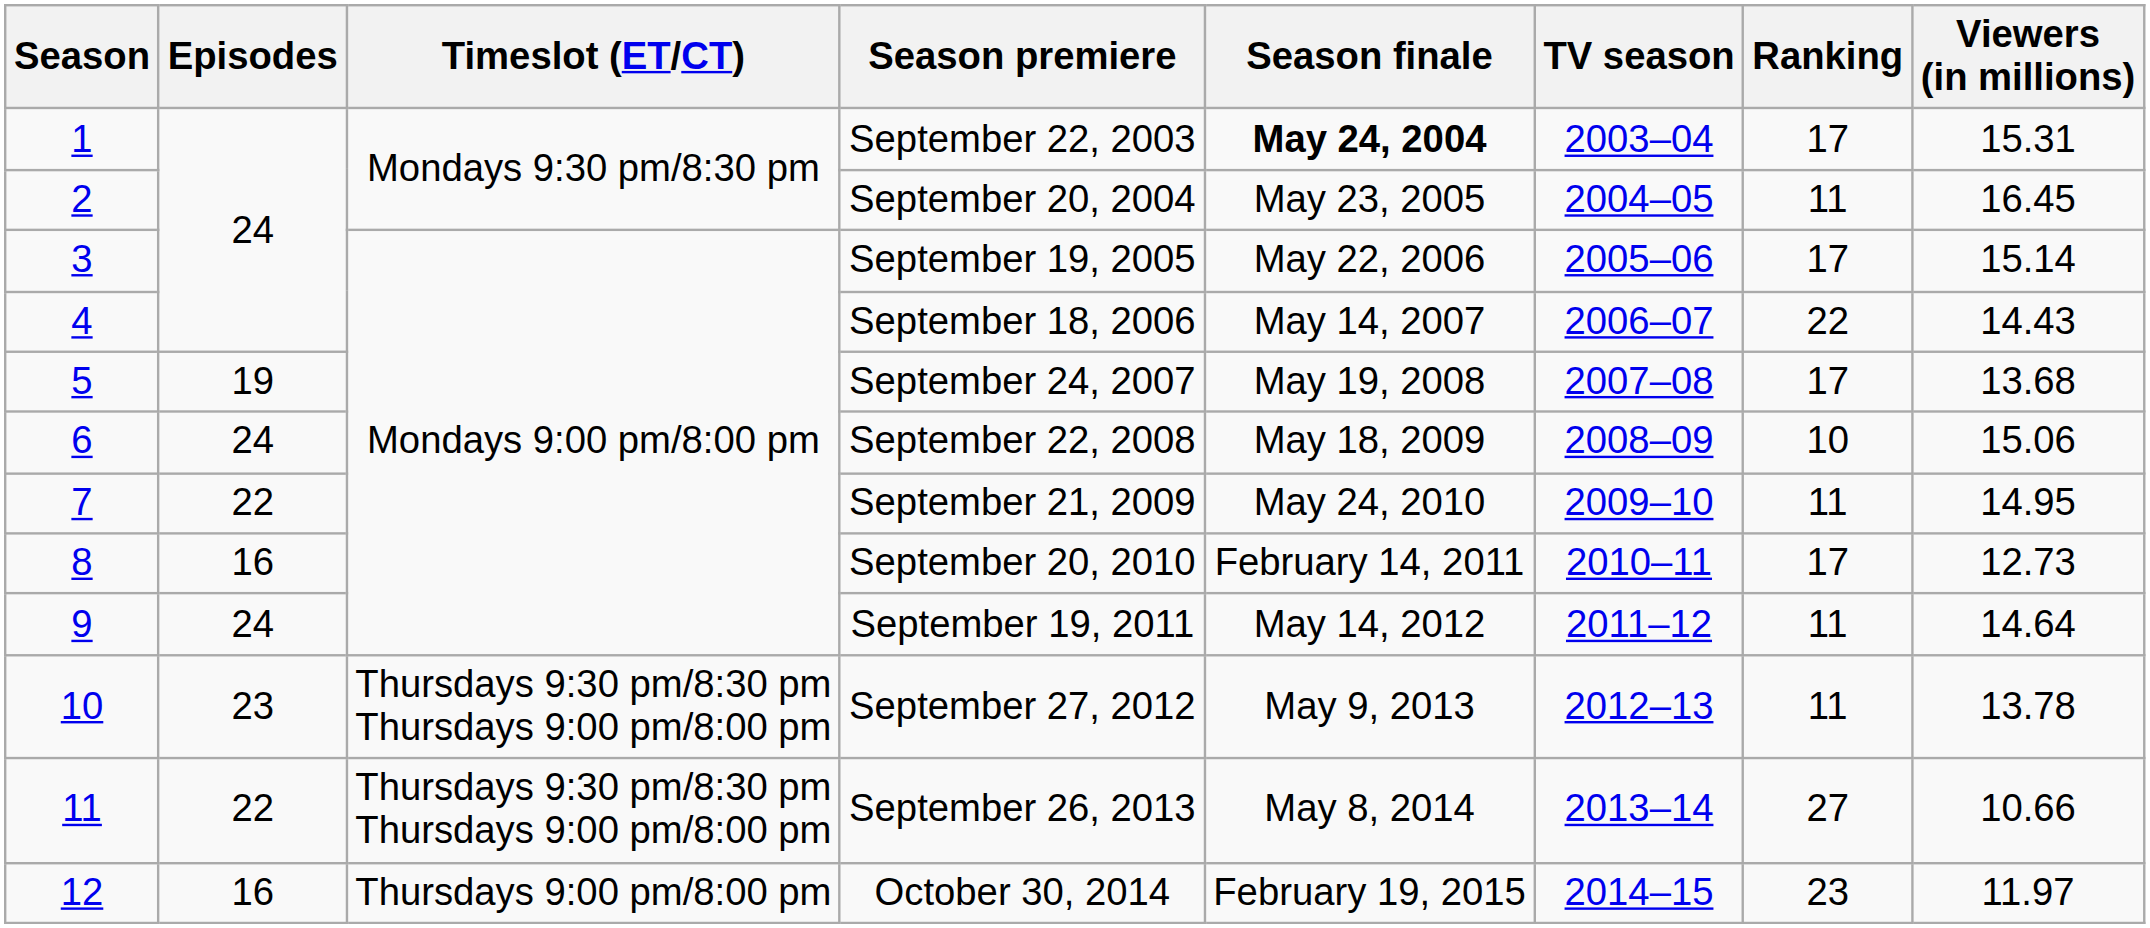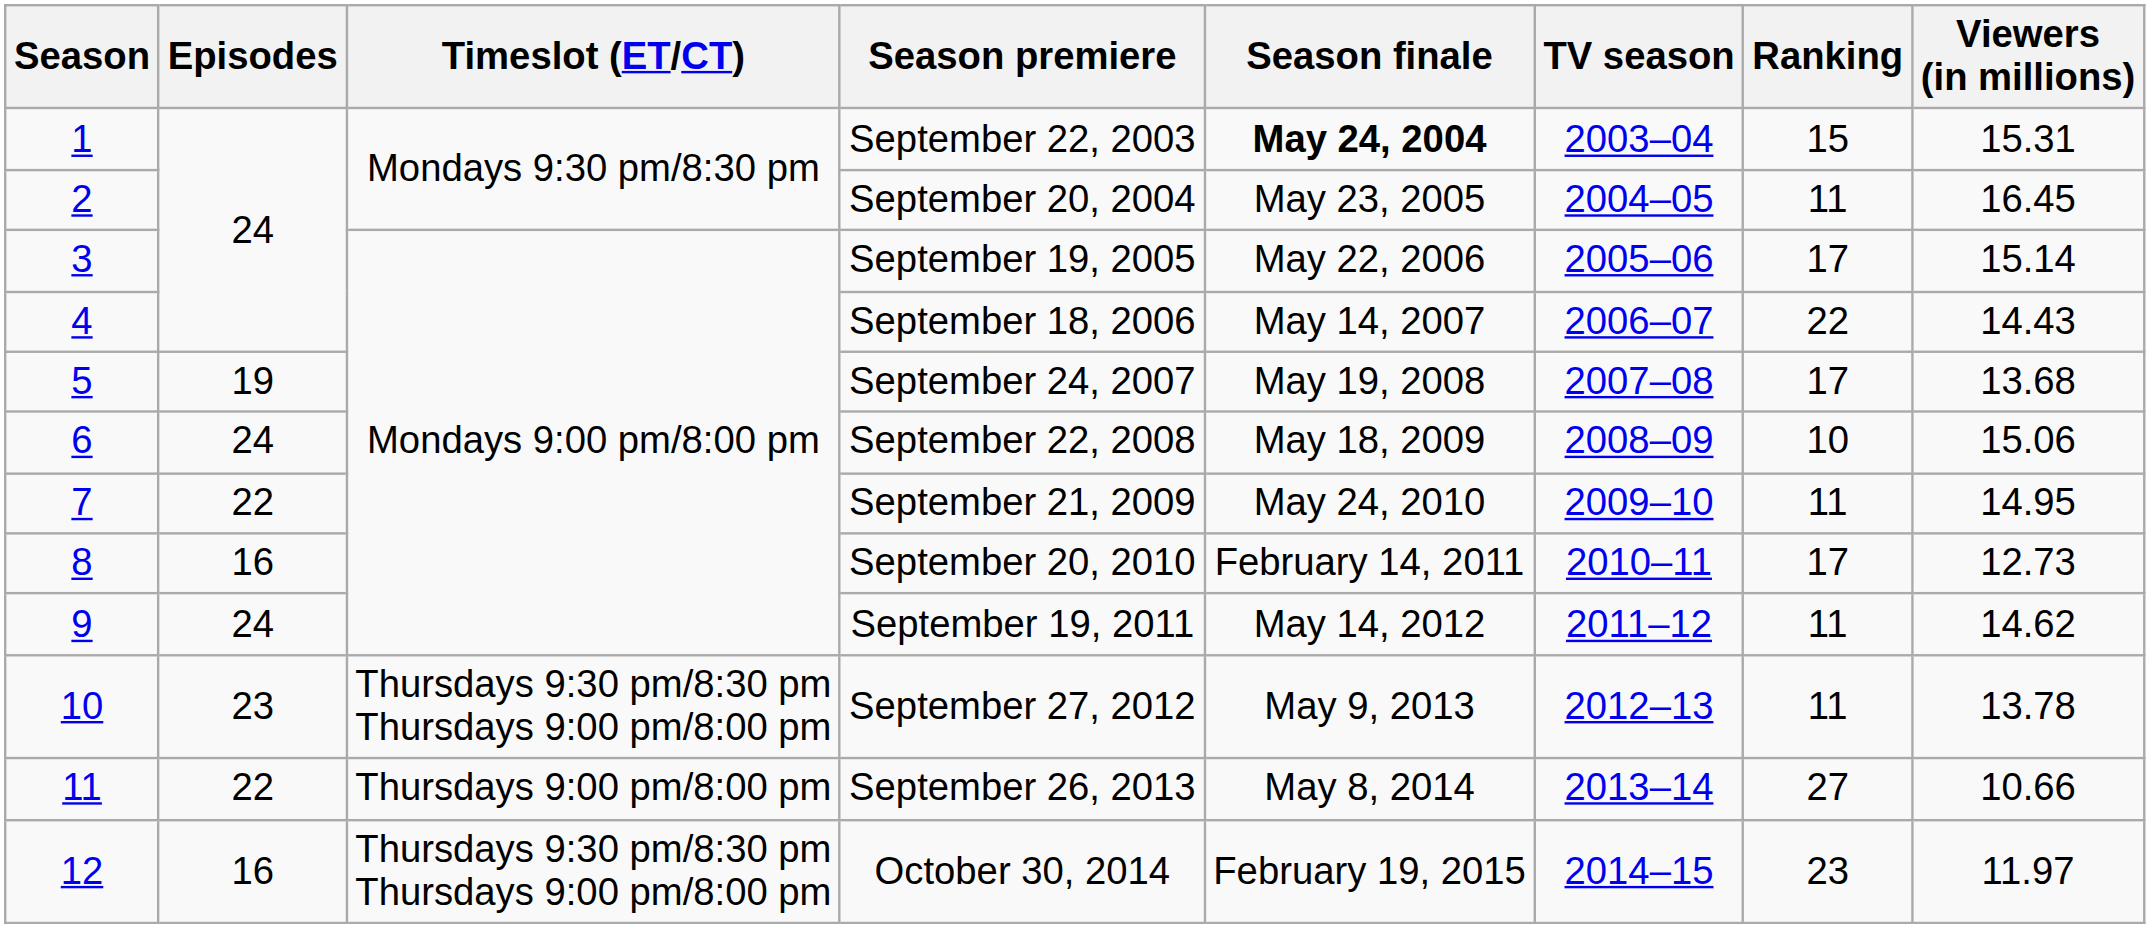(1828, 138) 17 -> (1828, 138) 15
(2028, 623) 14.64 -> (2028, 623) 14.62
(593, 809) Thursdays 9:30 pm/8:30 pm Thursdays 9:00 pm/8:00 pm -> (593, 787) Thursdays 9:00 pm/8:00 pm
(593, 891) Thursdays 9:00 pm/8:00 pm -> (593, 870) Thursdays 9:30 pm/8:30 pm Thursdays 9:00 pm/8:00 pm
